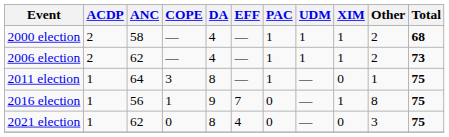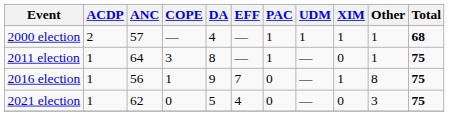(137, 36) 58 -> (137, 36) 57
(374, 36) 2 -> (374, 36) 1
- row: (44, 57)
(212, 121) 8 -> (212, 100) 5
